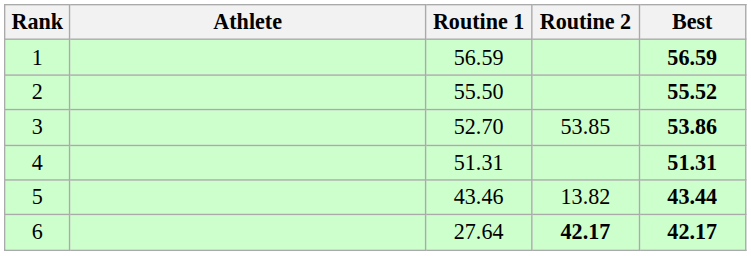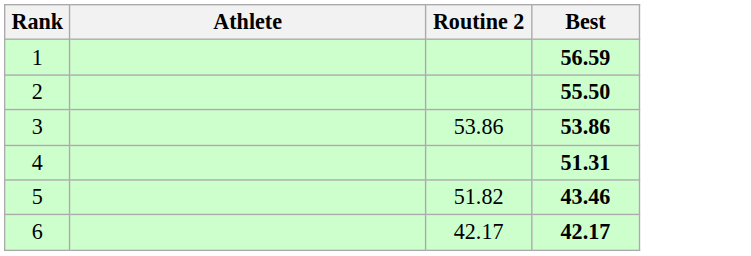- column: (479, 22)
(692, 92) 55.52 -> (585, 92) 55.50
(585, 127) 53.85 -> (479, 127) 53.86
(585, 197) 13.82 -> (479, 197) 51.82
(692, 197) 43.44 -> (585, 197) 43.46
(585, 232) bold -> (479, 232) normal
